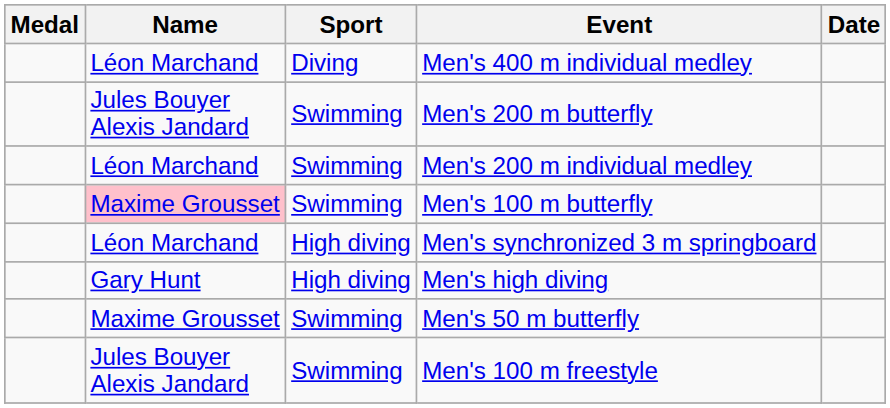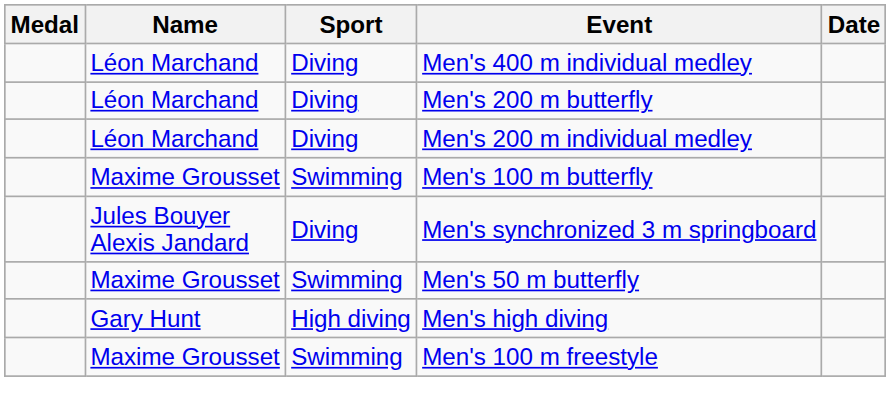(170, 114) Jules Bouyer Alexis Jandard -> (174, 101) Léon Marchand
(347, 114) Swimming -> (325, 101) Diving
(347, 166) Swimming -> (325, 139) Diving
(185, 204) pink background -> (185, 177) no background
(174, 242) Léon Marchand -> (170, 229) Jules Bouyer Alexis Jandard
(351, 242) High diving -> (325, 229) Diving
rows swapped: (531, 319) <-> (515, 281)
(170, 370) Jules Bouyer Alexis Jandard -> (185, 357) Maxime Grousset
